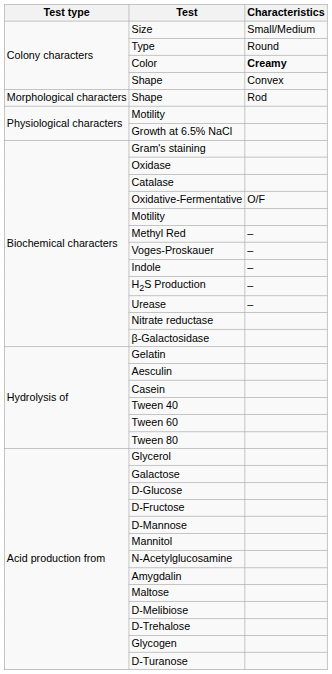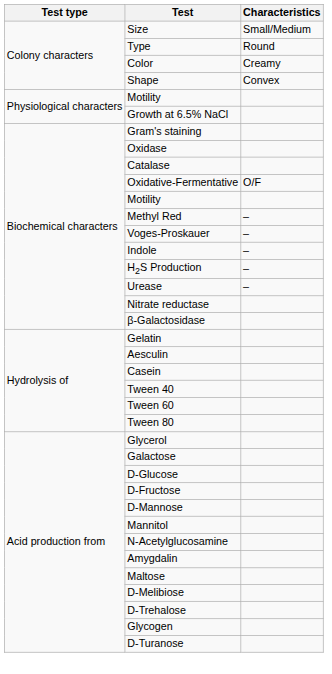(267, 64) bold -> (262, 64) normal
- row: (67, 98)
